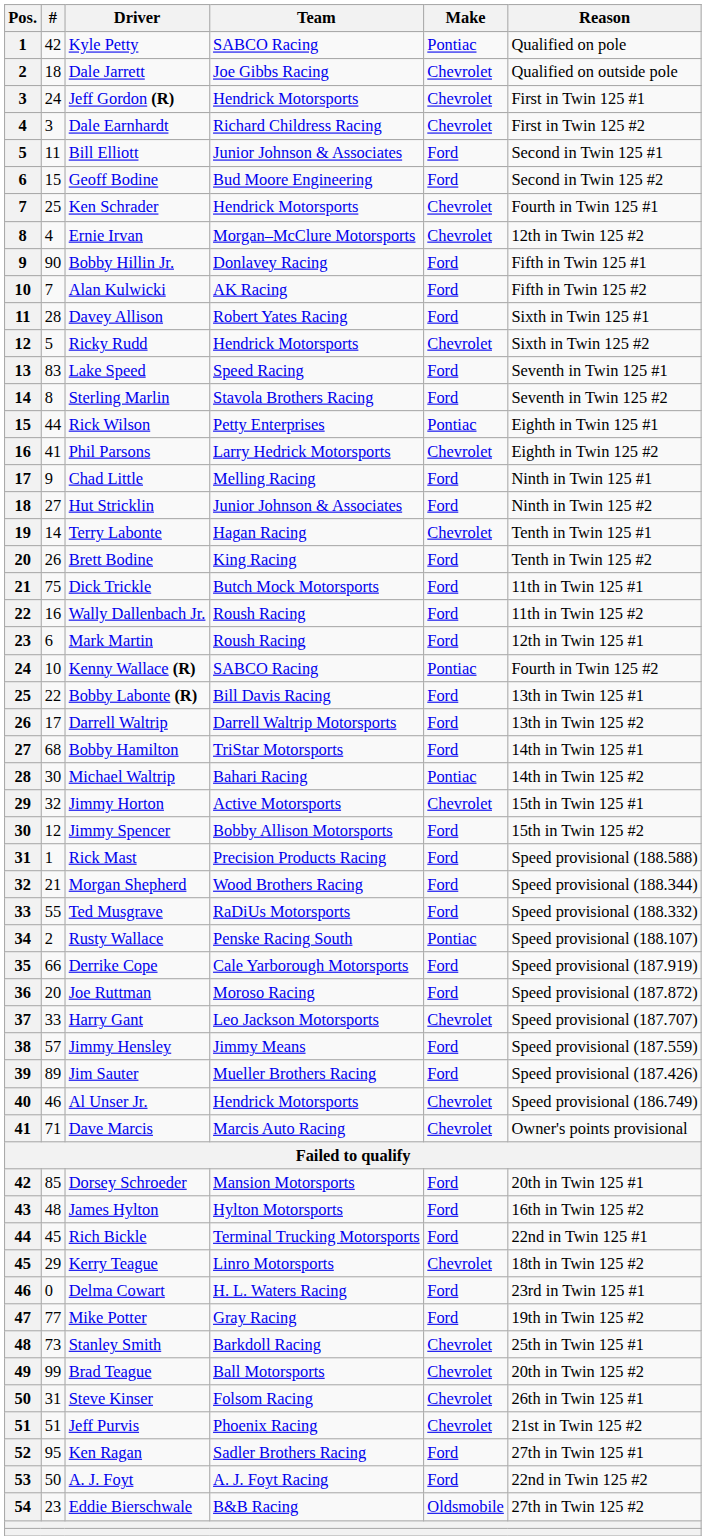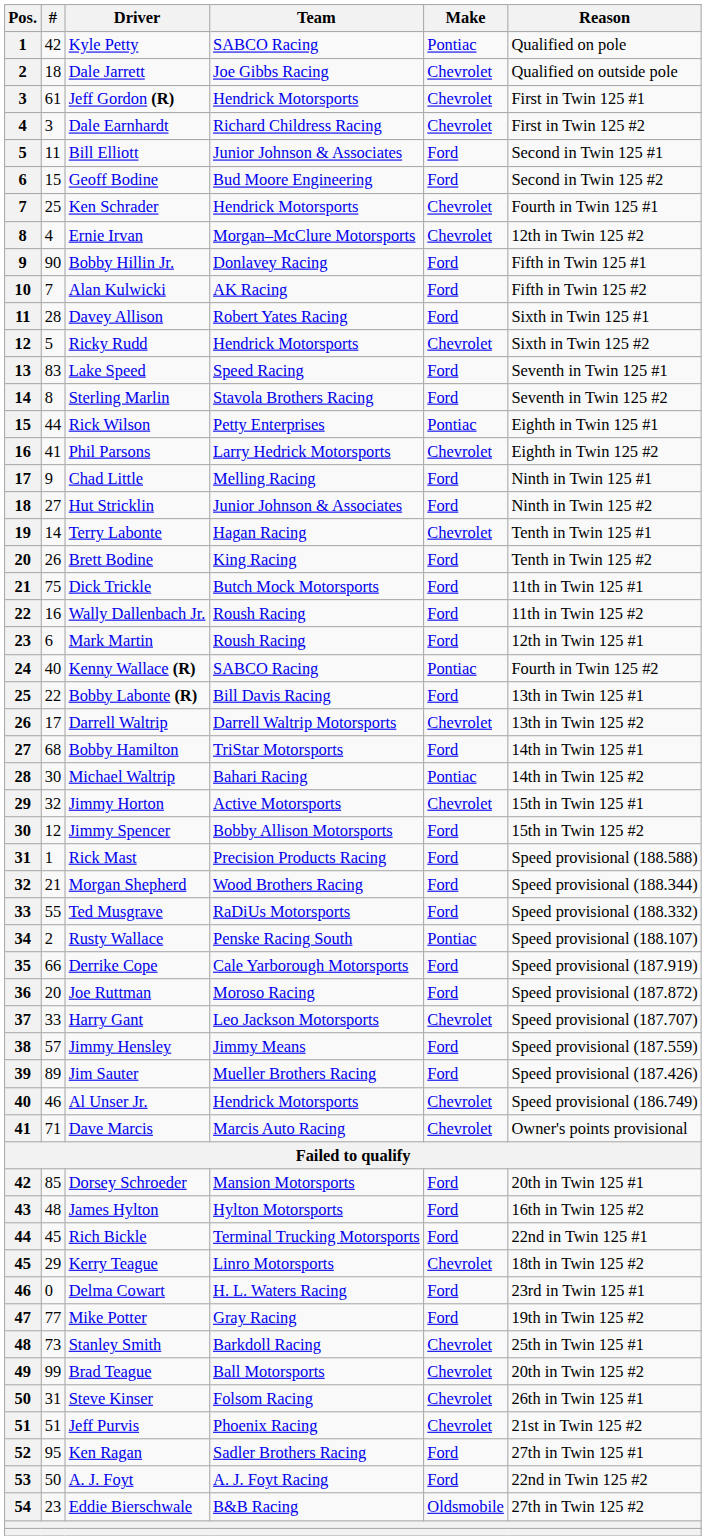(53, 99) 24 -> (53, 99) 61
(53, 667) 10 -> (53, 667) 40
(443, 721) Ford -> (460, 721) Chevrolet
